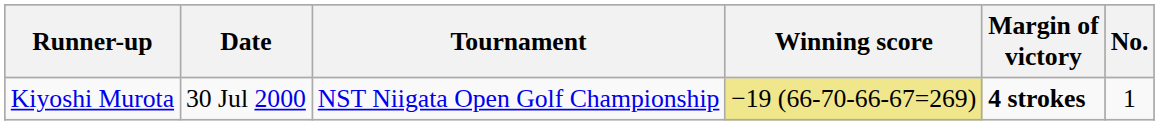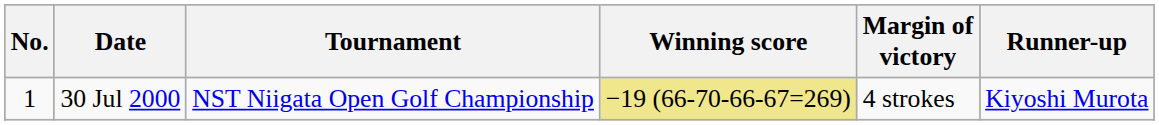columns swapped: (1130, 41) <-> (92, 41)
(1037, 98) bold -> (909, 98) normal
